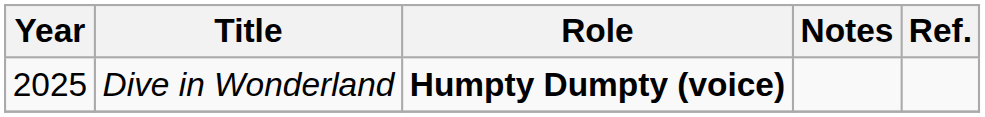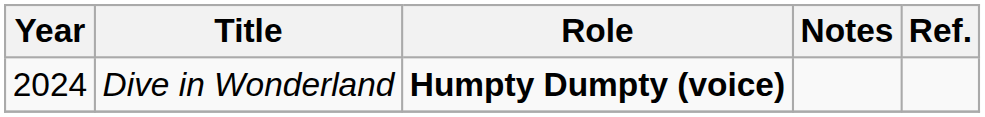(50, 84) 2025 -> (50, 84) 2024
